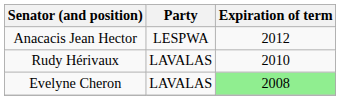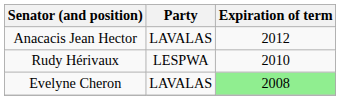(181, 38) LESPWA -> (181, 38) LAVALAS
(181, 60) LAVALAS -> (181, 60) LESPWA
